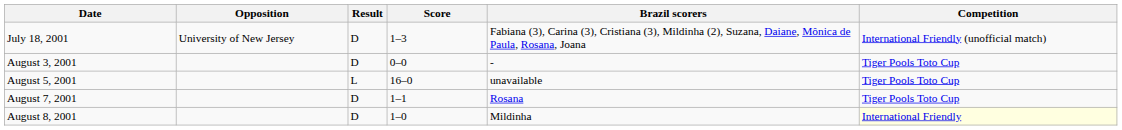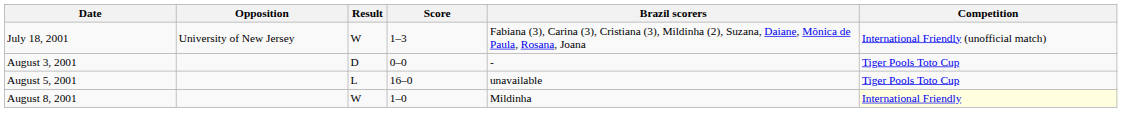(354, 37) D -> (356, 37) W
- row: (42, 98)
(354, 116) D -> (356, 98) W
